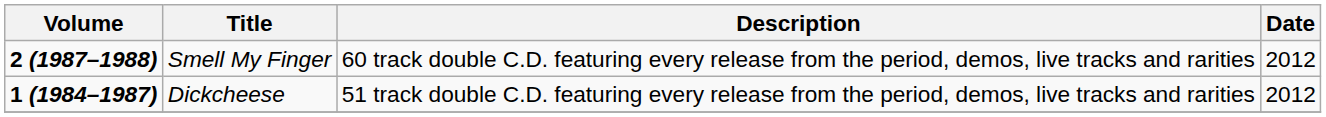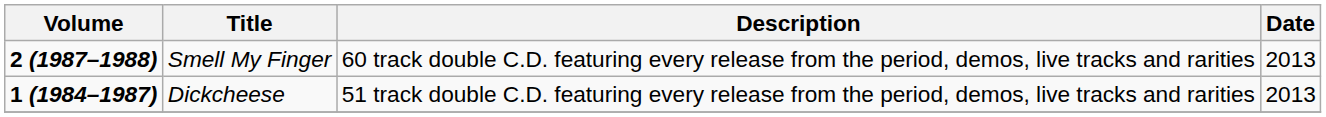(1291, 59) 2012 -> (1291, 59) 2013
(1291, 95) 2012 -> (1291, 95) 2013
